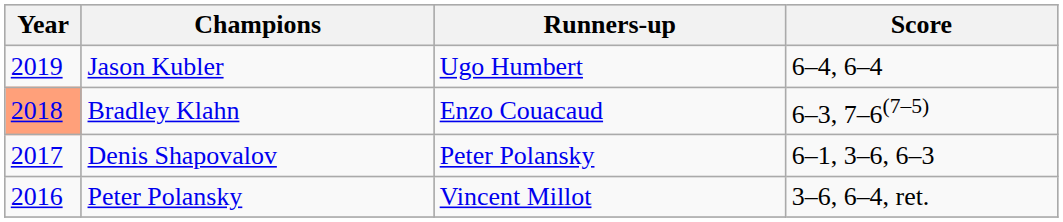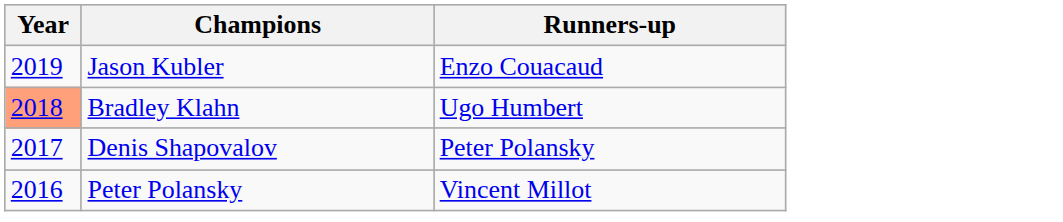- column: (921, 25)
(511, 66) Ugo Humbert -> (521, 66) Enzo Couacaud
(521, 110) Enzo Couacaud -> (511, 107) Ugo Humbert
